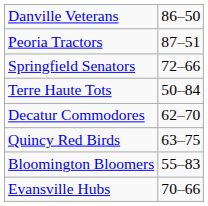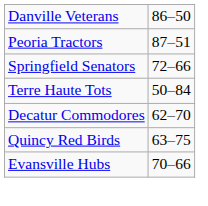- row: (81, 164)
